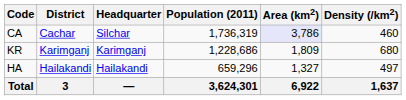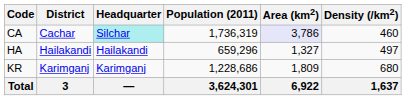(113, 33) no background -> (113, 33) paleturquoise background
rows swapped: (15, 68) <-> (15, 51)
